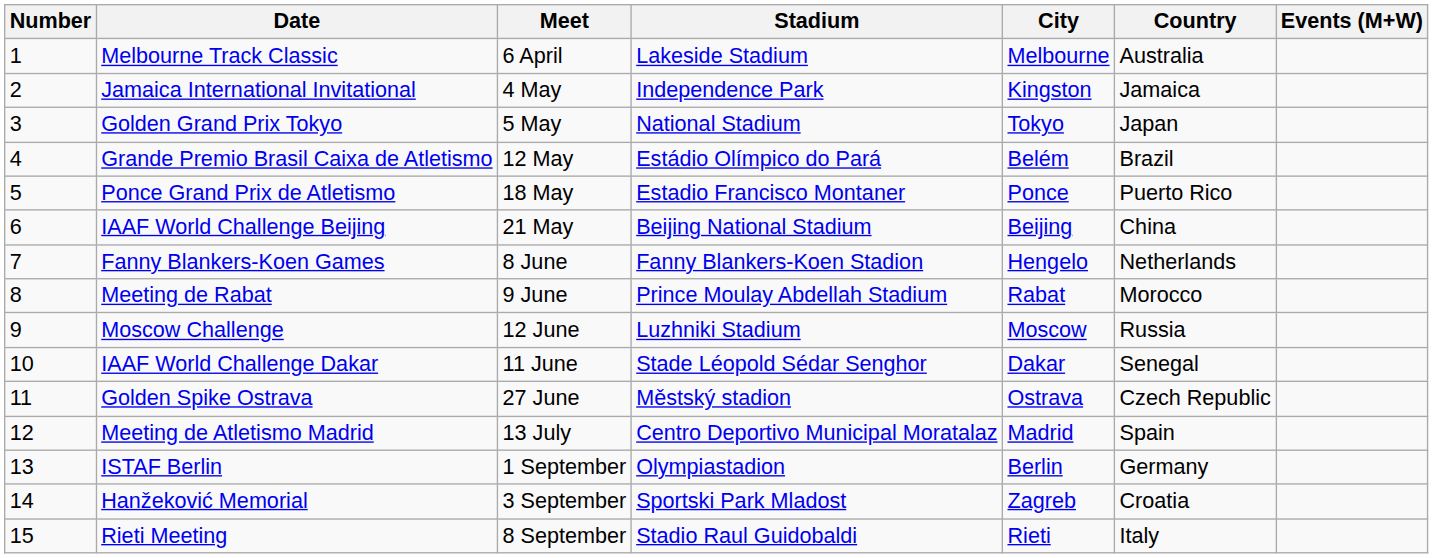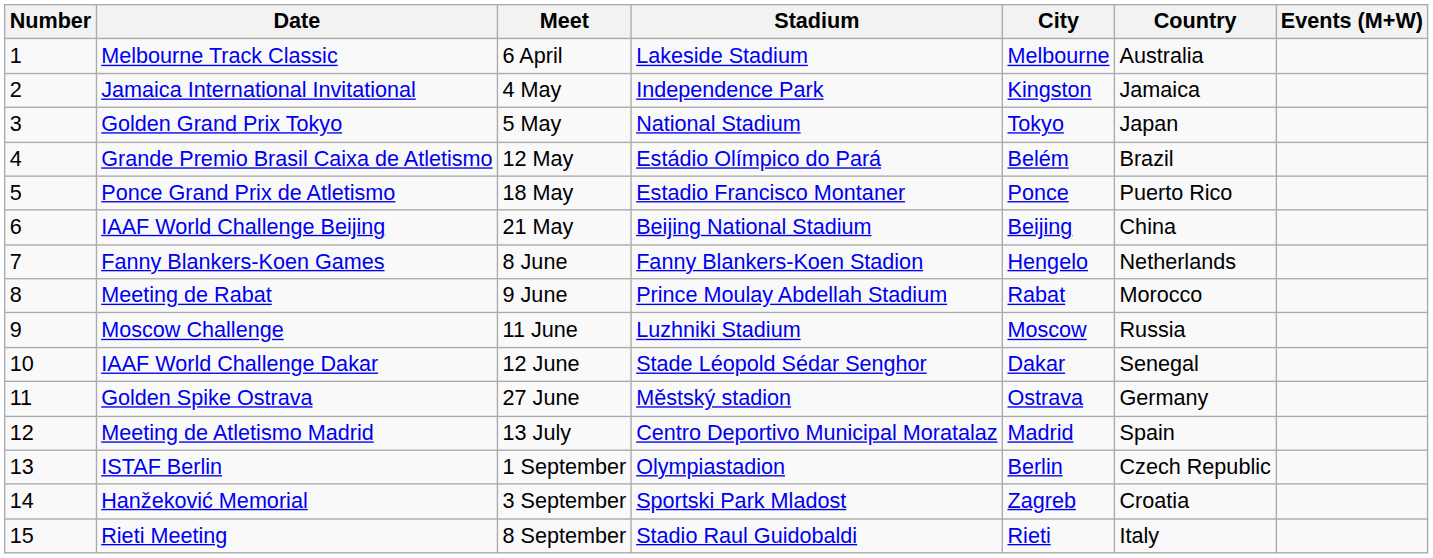(541, 329) 12 June -> (540, 329) 11 June
(540, 364) 11 June -> (541, 364) 12 June
(1195, 398) Czech Republic -> (1164, 398) Germany
(1164, 466) Germany -> (1195, 466) Czech Republic
